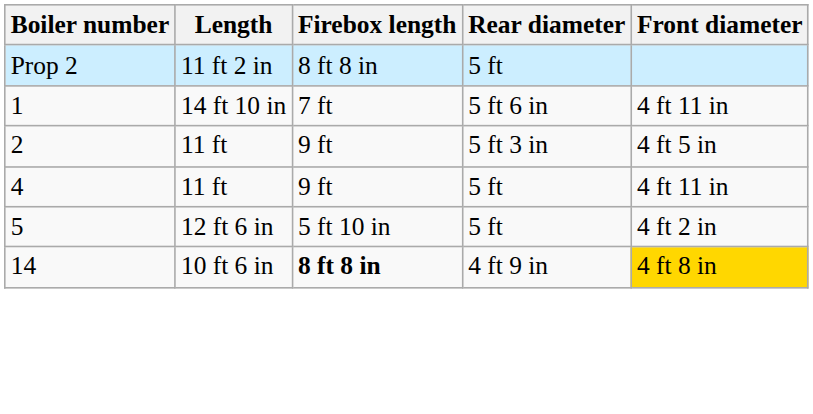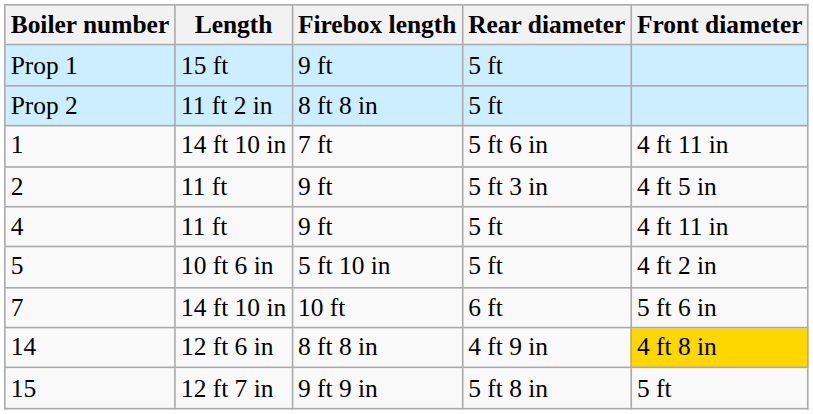+ row: (44, 65)
(227, 226) 12 ft 6 in -> (227, 266) 10 ft 6 in
+ row: (17, 307)
(227, 266) 10 ft 6 in -> (227, 347) 12 ft 6 in
(339, 266) bold -> (338, 347) normal
+ row: (23, 387)
